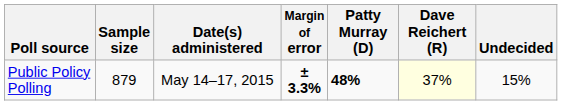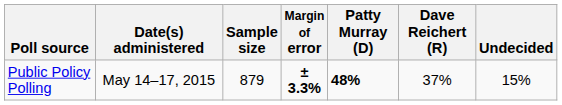columns swapped: (217, 40) <-> (124, 40)
(437, 80) lightyellow background -> (437, 80) no background
